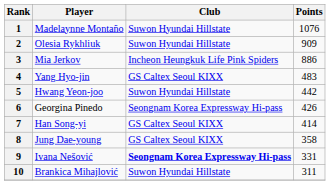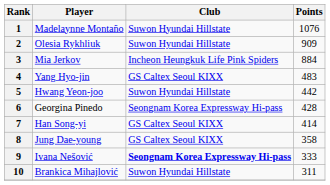(309, 60) 886 -> (309, 60) 884
(309, 108) 426 -> (309, 108) 428
(309, 156) 331 -> (309, 156) 333
